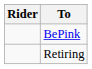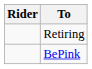rows swapped: (64, 53) <-> (62, 34)
